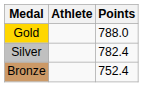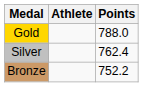(113, 52) 782.4 -> (113, 52) 762.4
(113, 71) 752.4 -> (113, 71) 752.2
